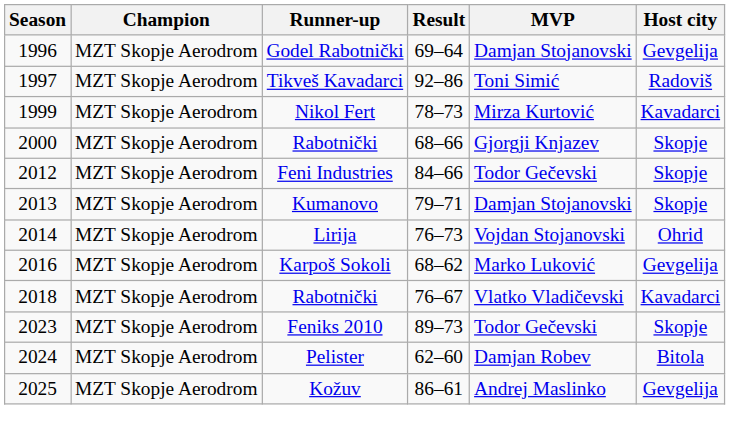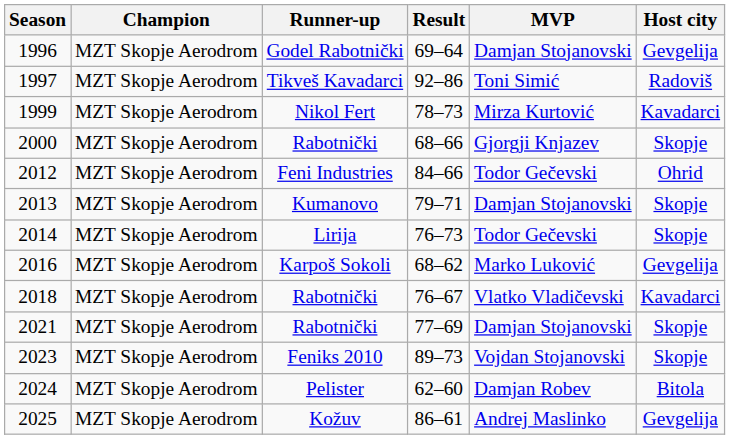(680, 173) Skopje -> (680, 173) Ohrid
(549, 234) Vojdan Stojanovski -> (536, 234) Todor Gečevski
(680, 234) Ohrid -> (680, 234) Skopje
+ row: (38, 326)
(536, 326) Todor Gečevski -> (549, 357) Vojdan Stojanovski
